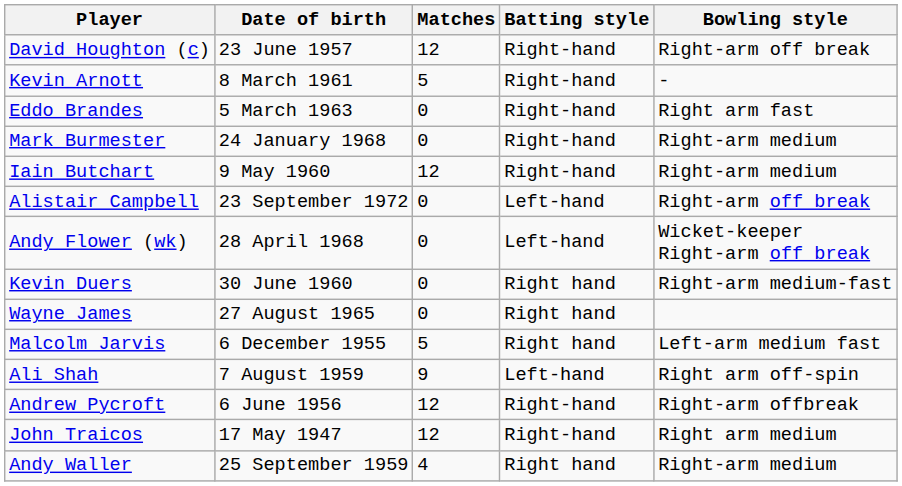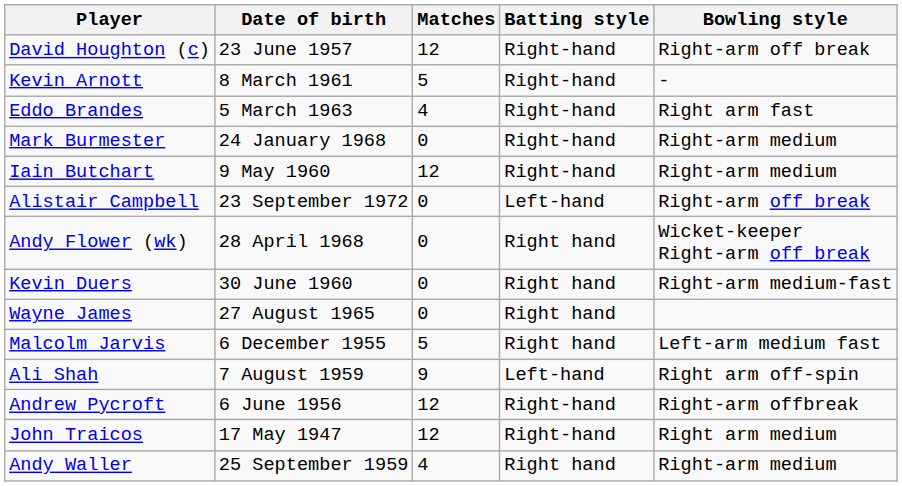(423, 111) 0 -> (423, 111) 4
(554, 243) Left-hand -> (560, 243) Right hand
